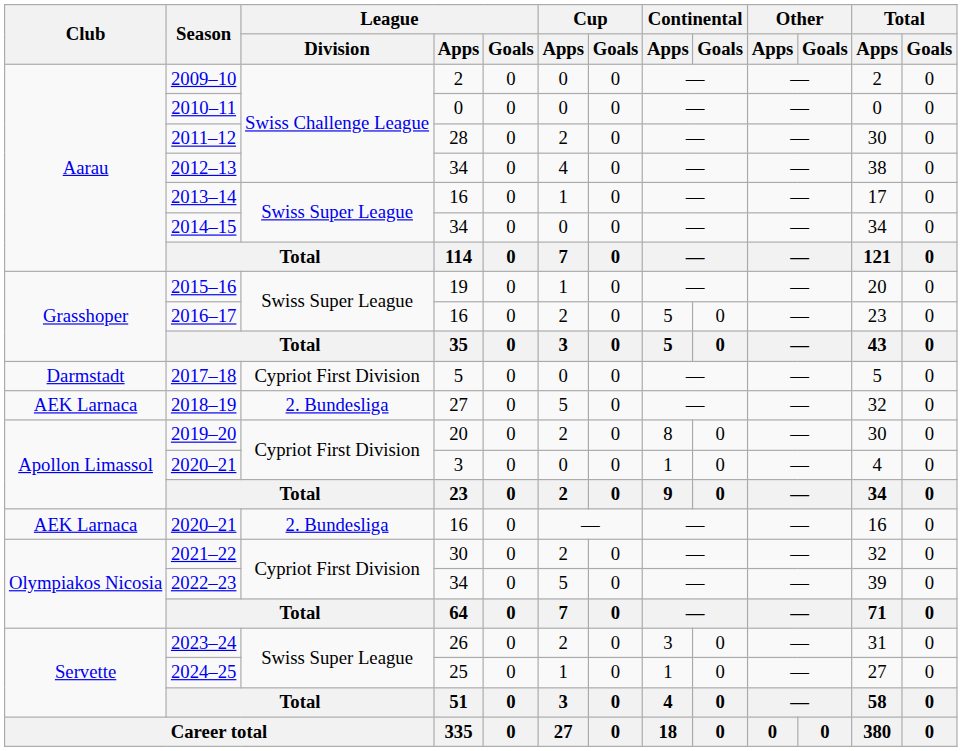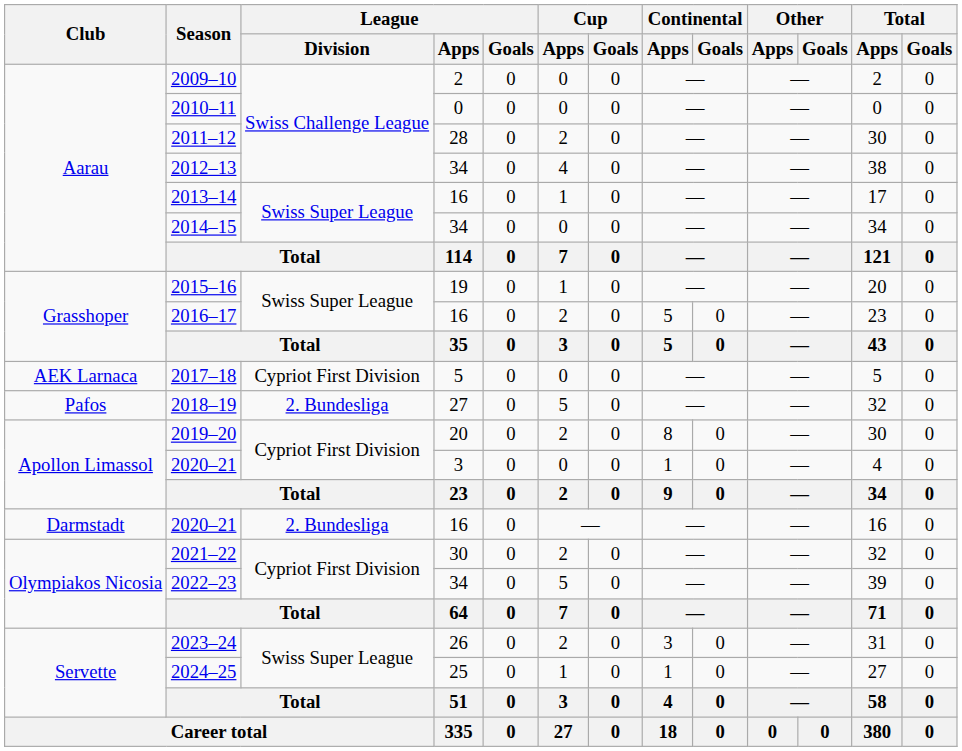(86, 375) Darmstadt -> (86, 375) AEK Larnaca
(86, 405) AEK Larnaca -> (86, 405) Pafos
(86, 524) AEK Larnaca -> (86, 524) Darmstadt
